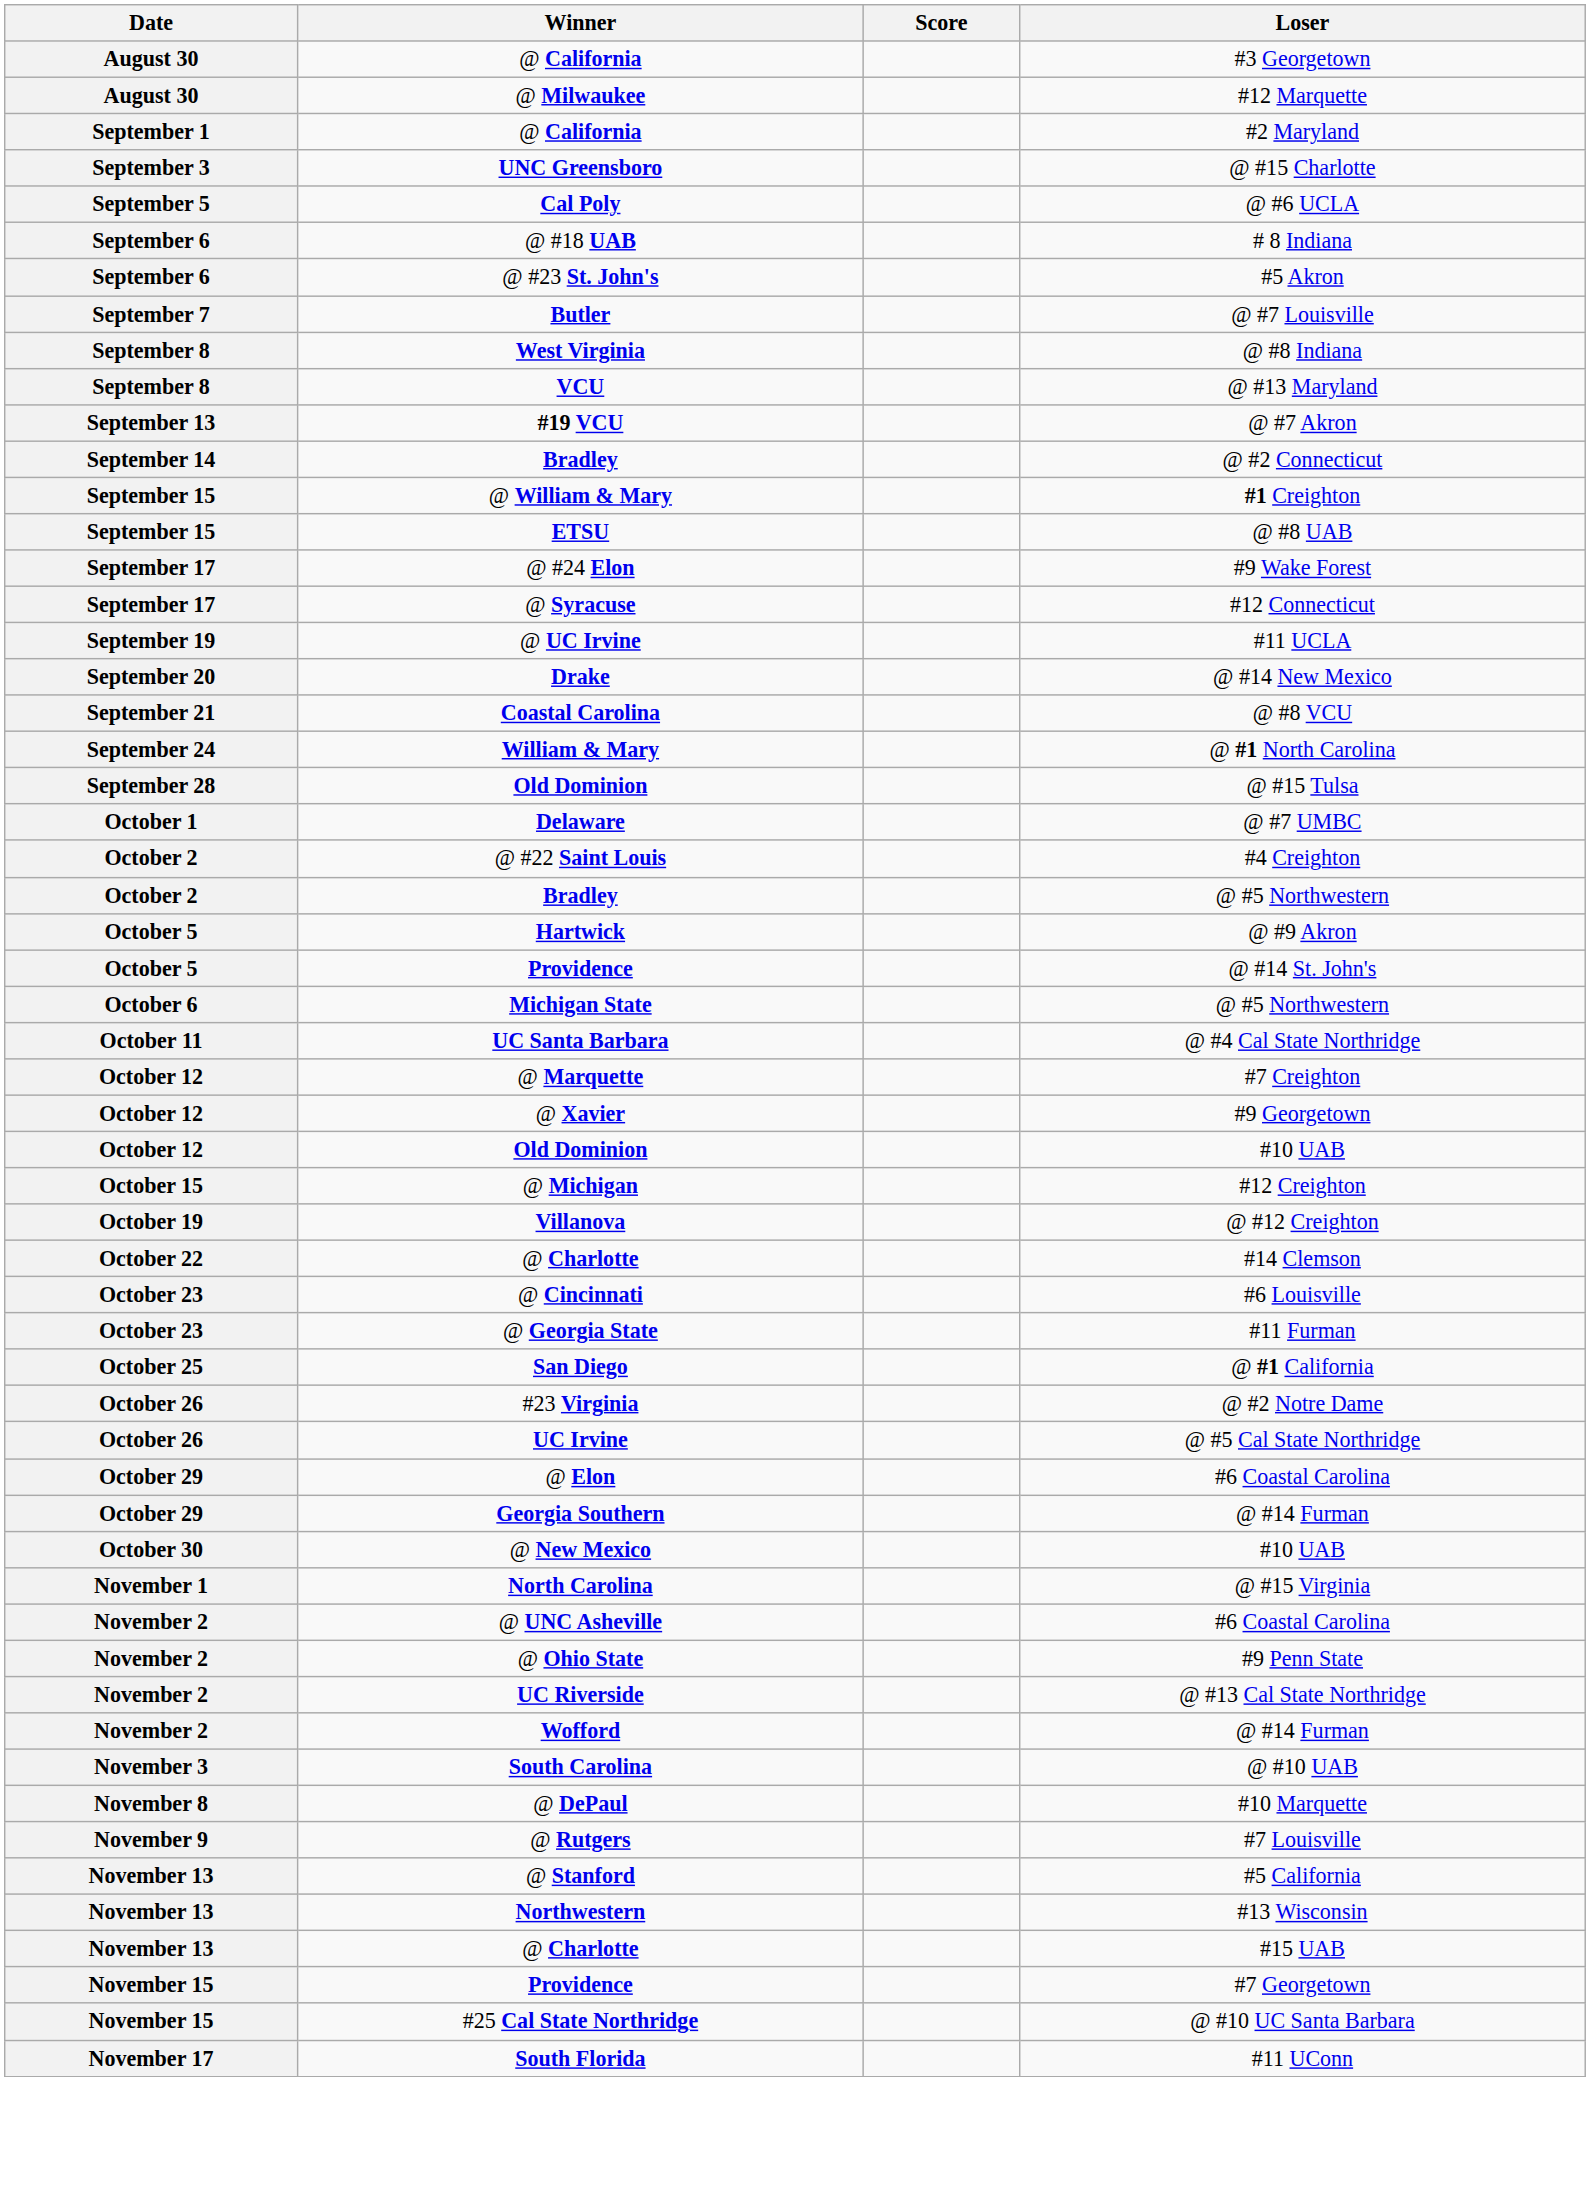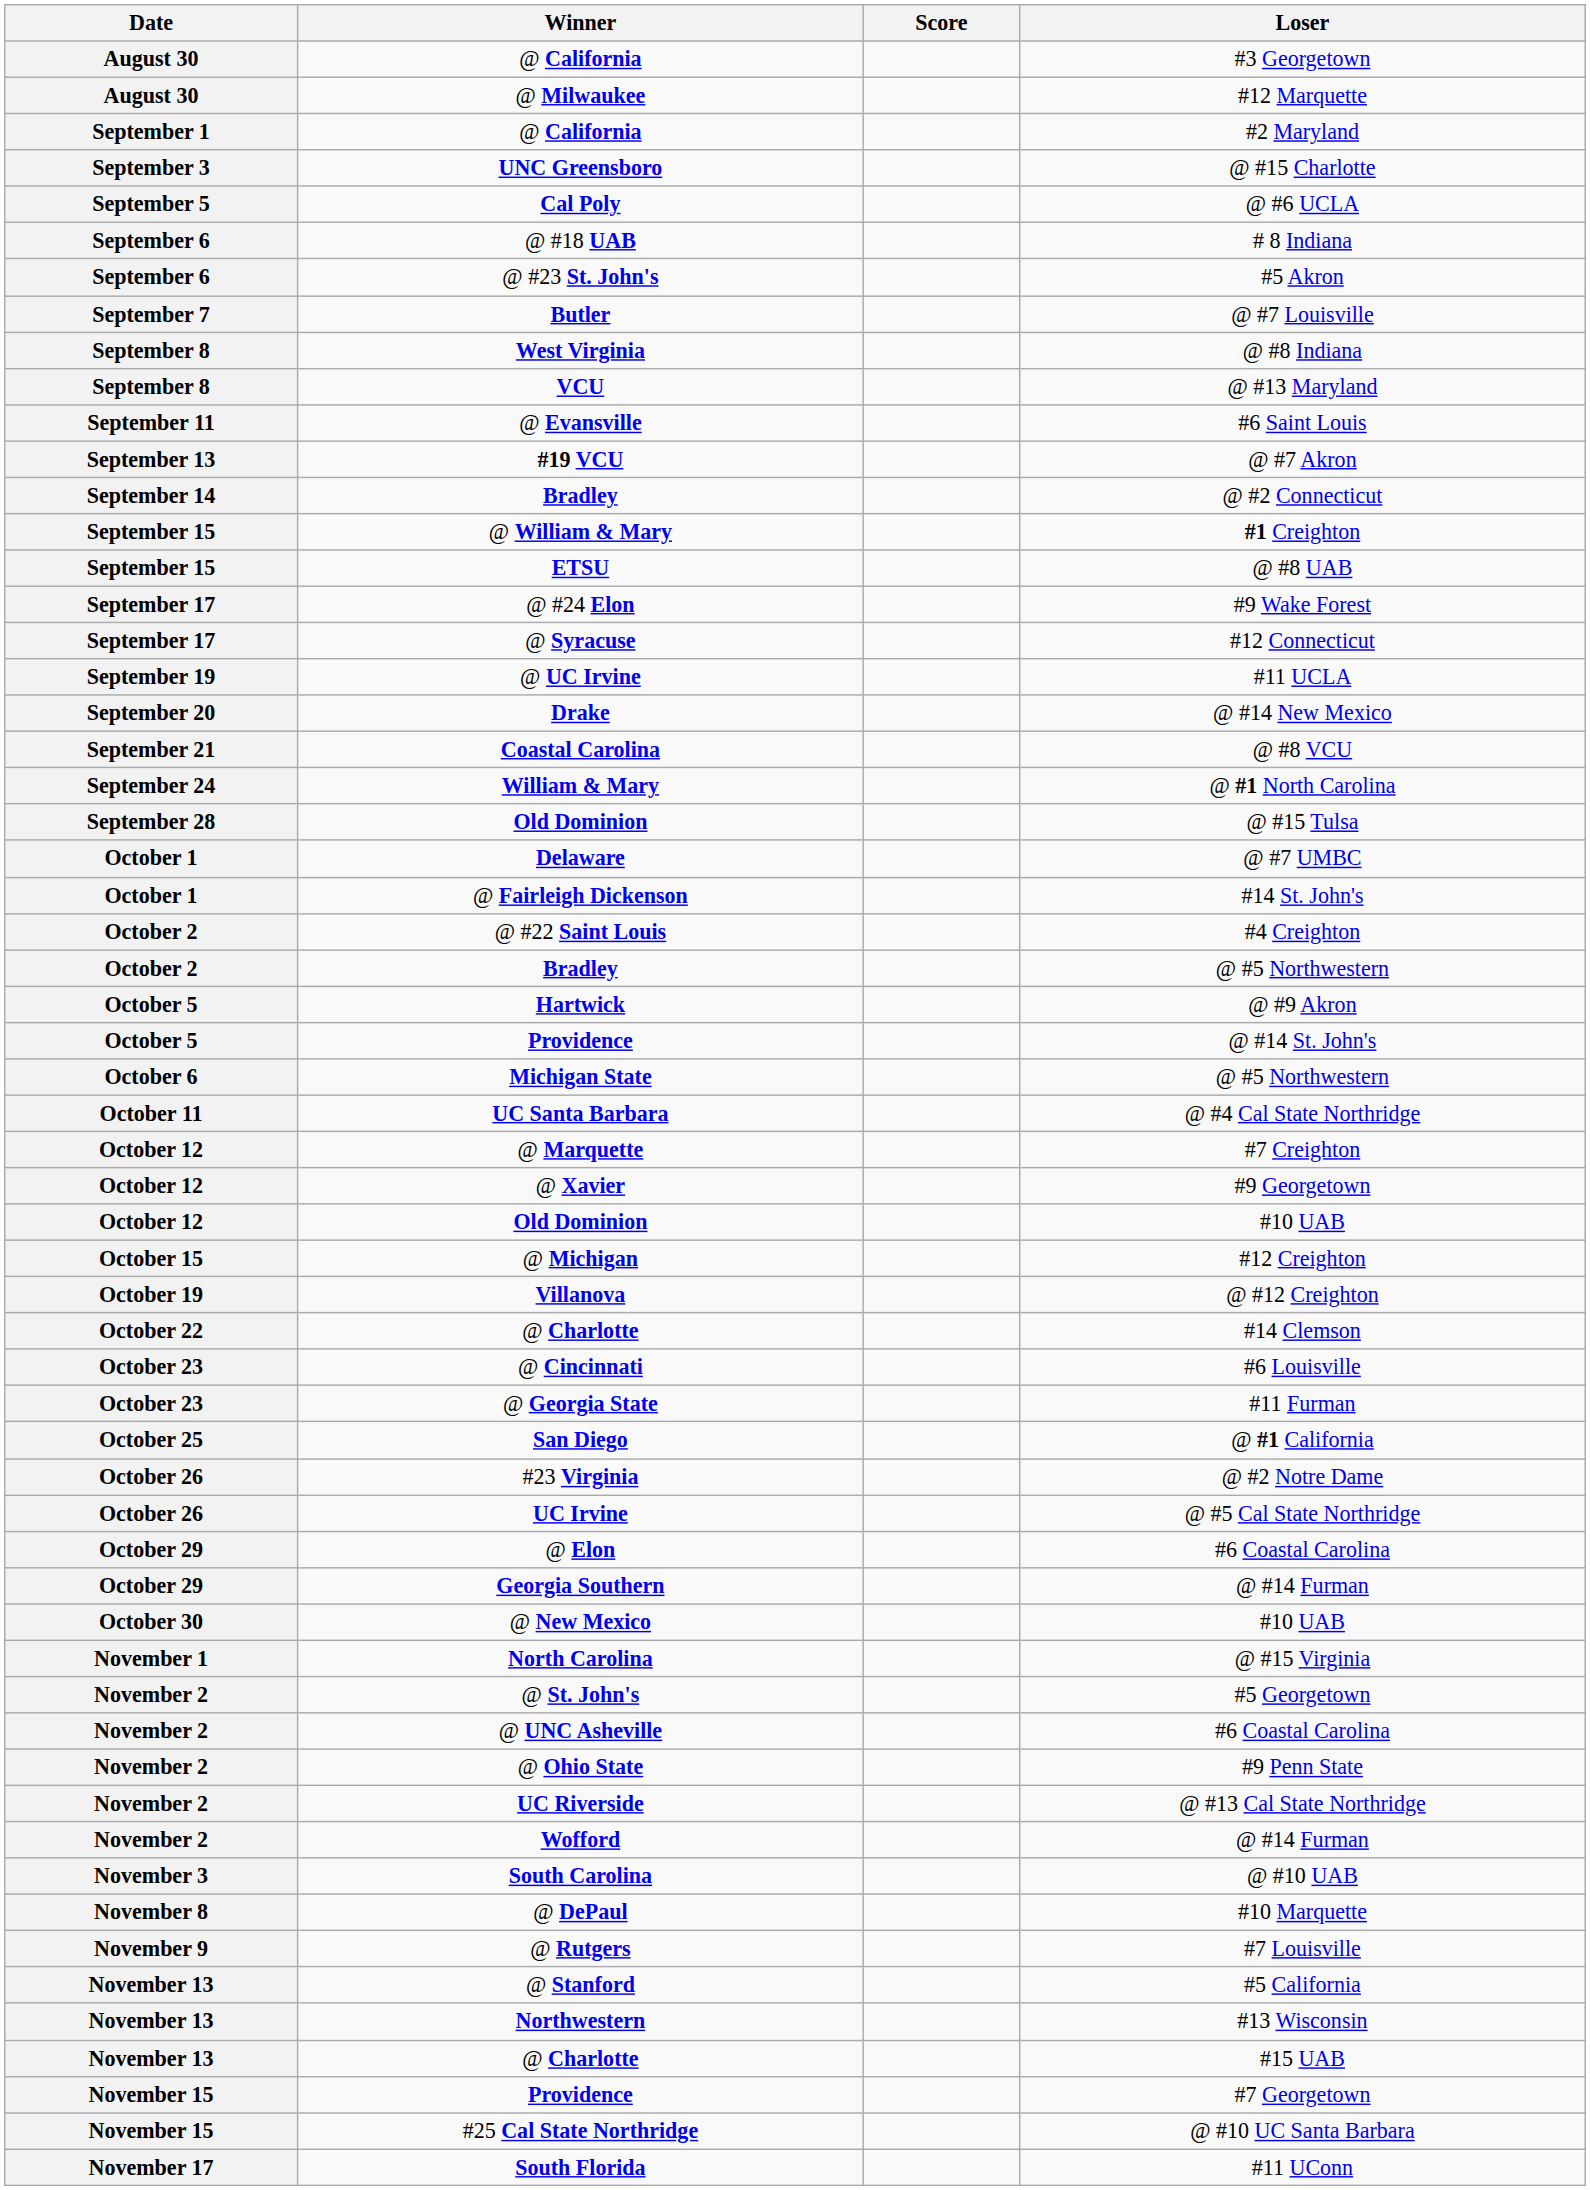+ row: (580, 422)
+ row: (580, 895)
+ row: (580, 1694)
